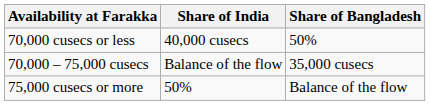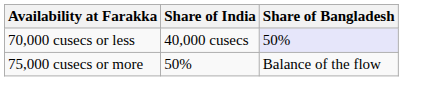(303, 40) no background -> (277, 40) lavender background
- row: (78, 64)
